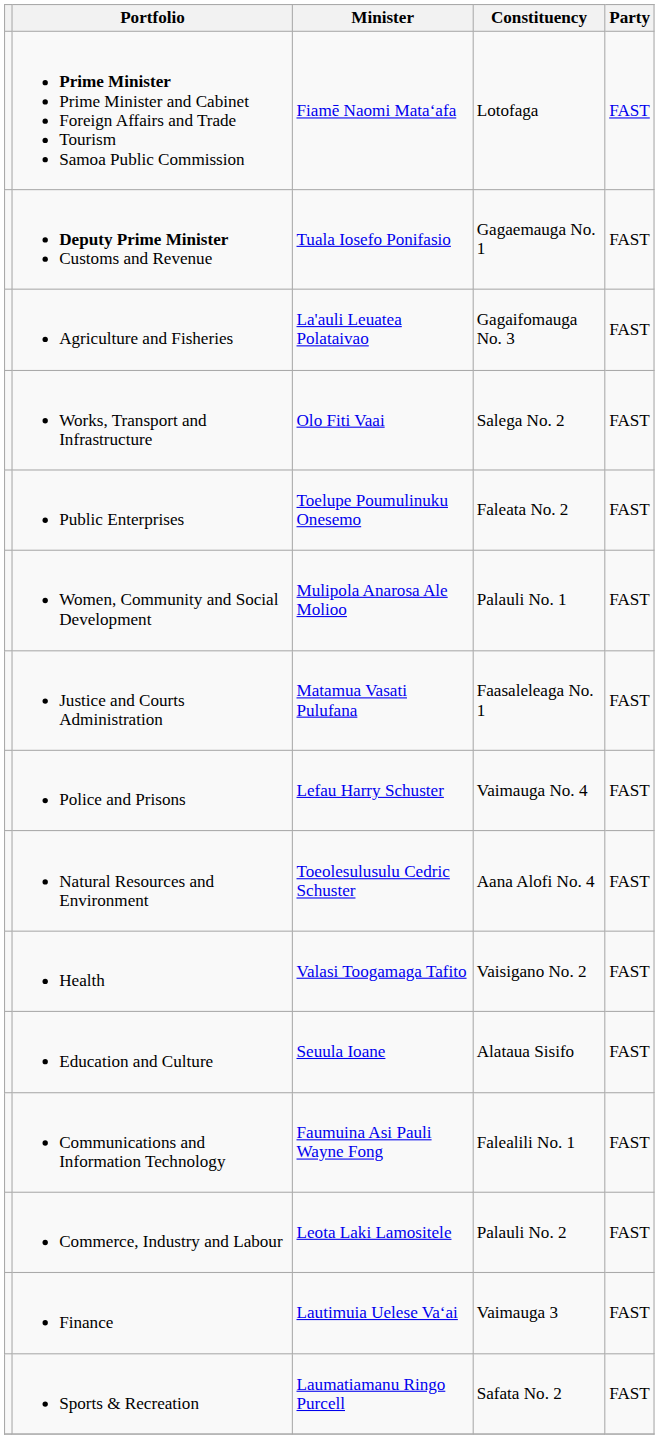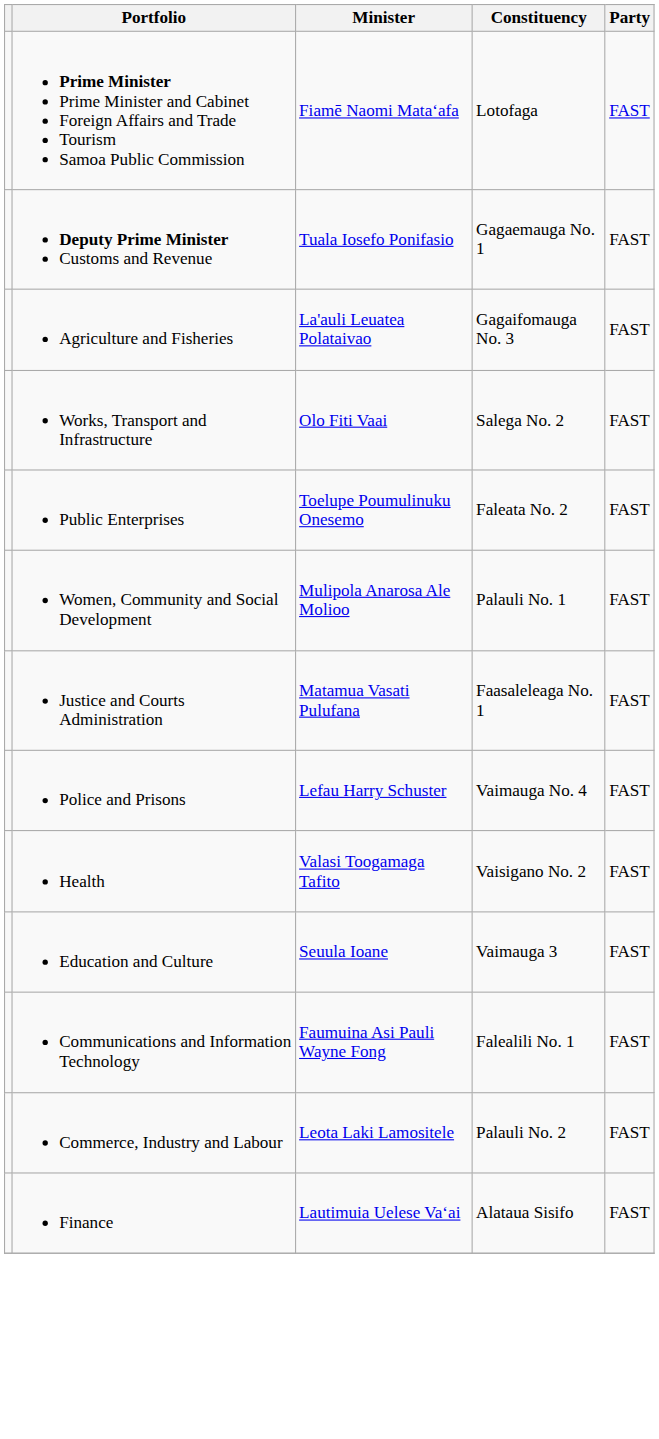- row: (152, 891)
(525, 1051) Alataua Sisifo -> (517, 951) Vaimauga 3
(517, 1313) Vaimauga 3 -> (525, 1213) Alataua Sisifo
- row: (152, 1403)
